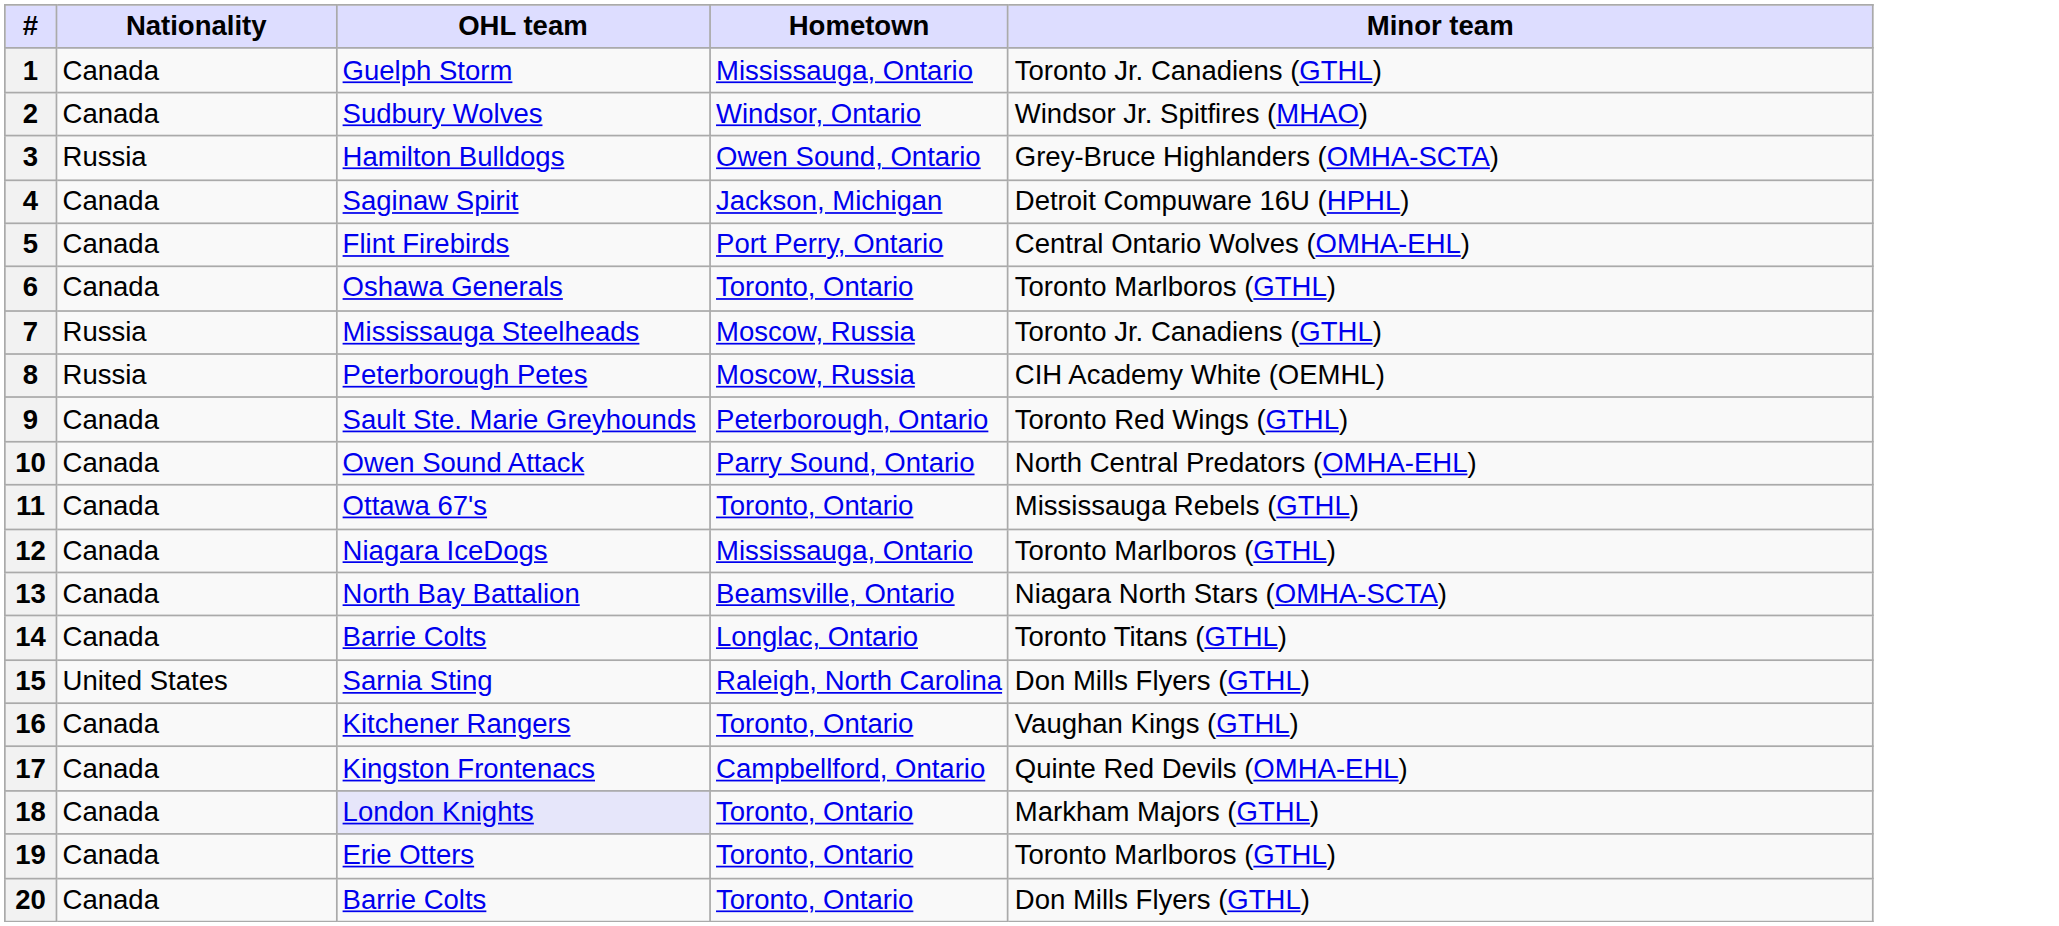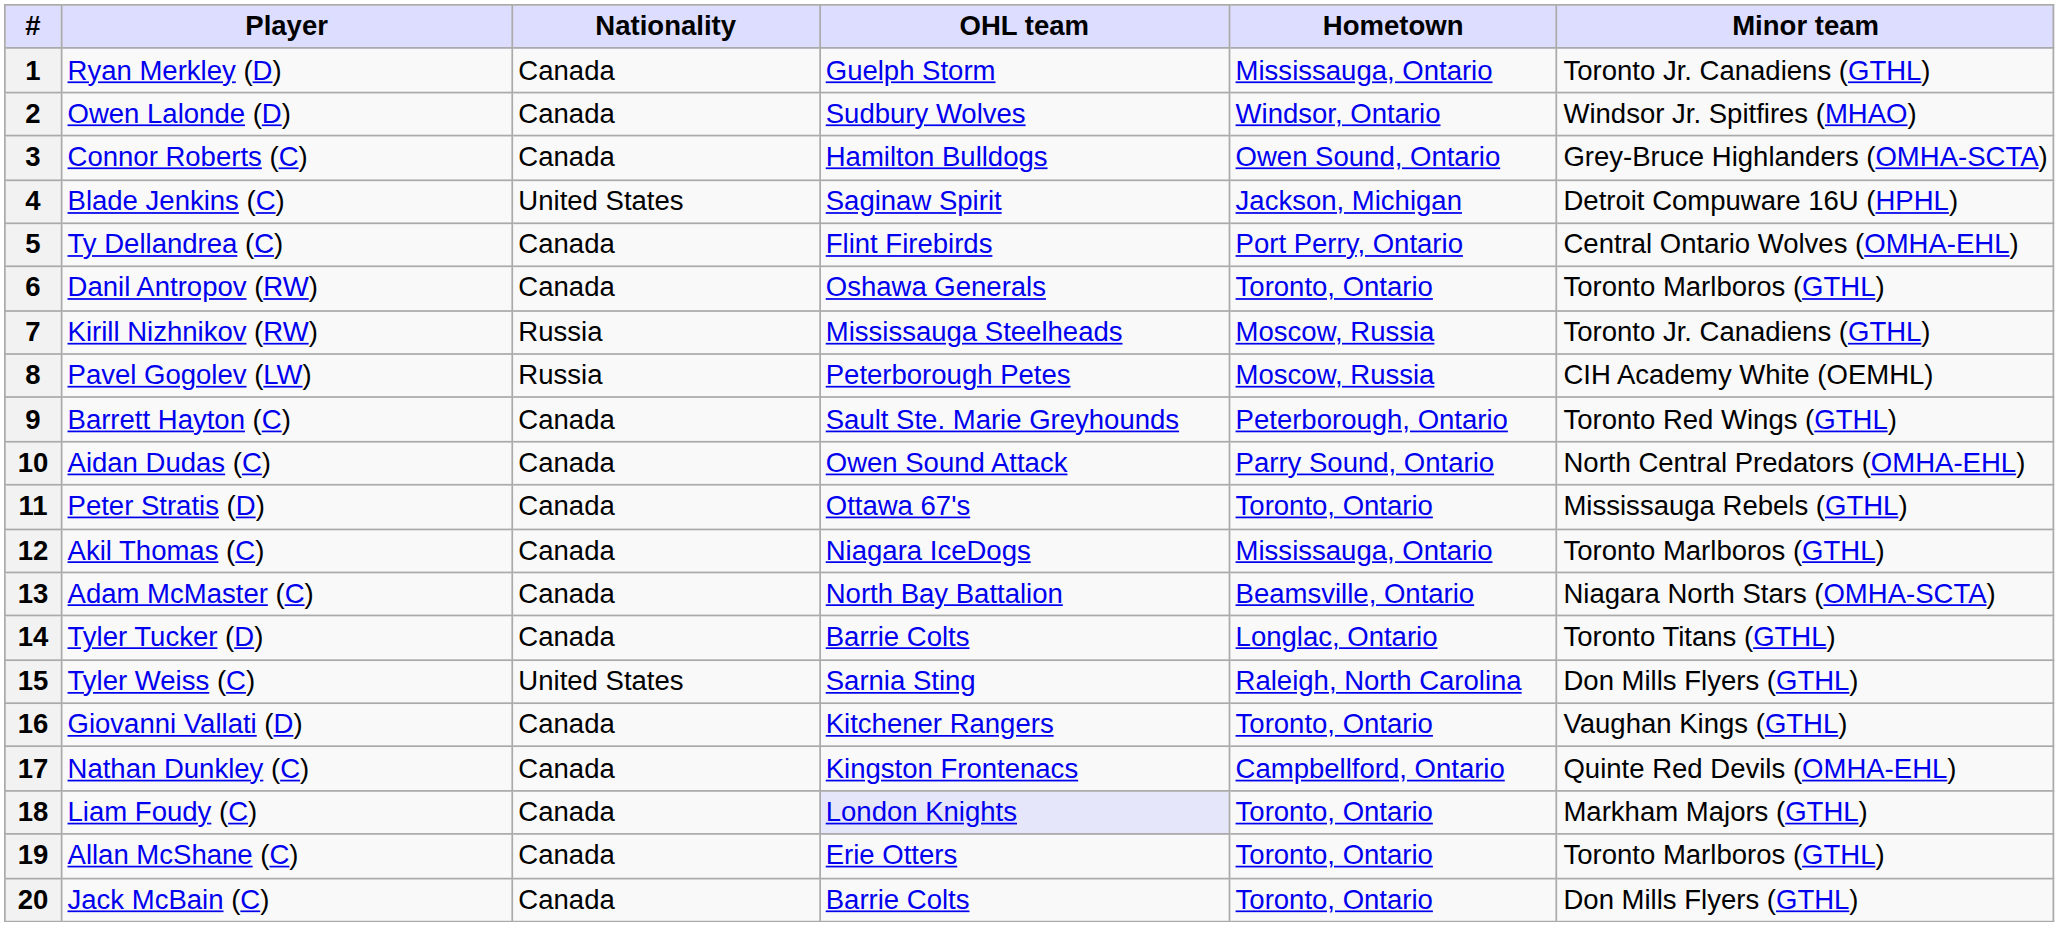+ column: (287, 26)
(105, 157) Russia -> (567, 157) Canada
(111, 200) Canada -> (601, 200) United States
